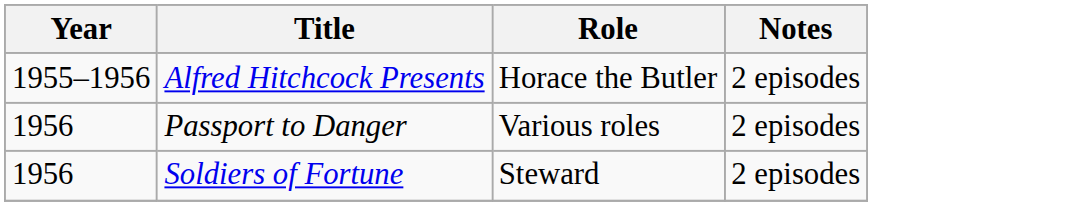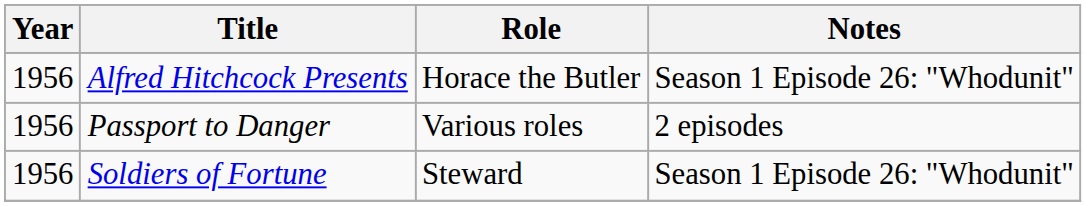(81, 77) 1955–1956 -> (43, 77) 1956
(796, 77) 2 episodes -> (864, 77) Season 1 Episode 26: "Whodunit"
(796, 175) 2 episodes -> (864, 175) Season 1 Episode 26: "Whodunit"
